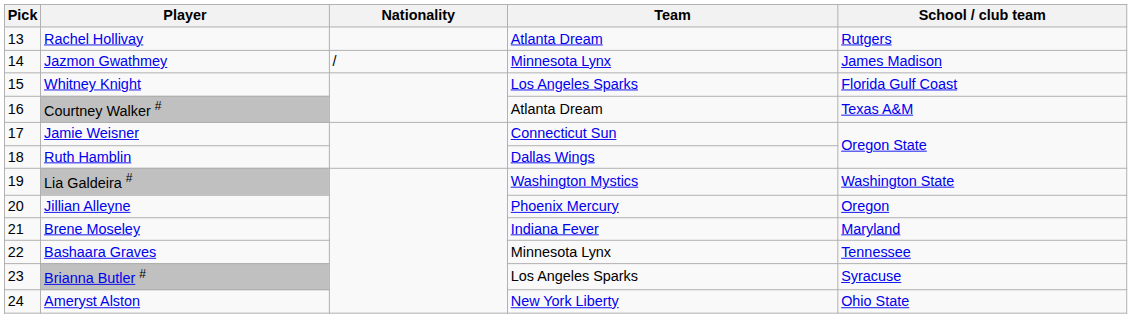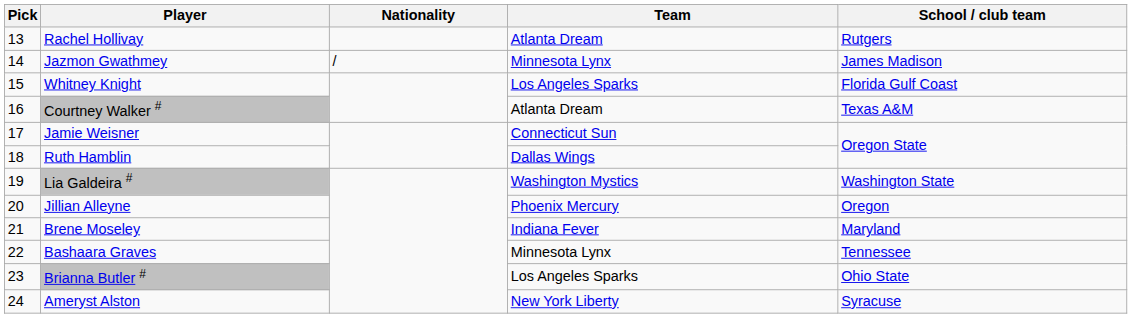(871, 276) Syracuse -> (875, 276) Ohio State
(875, 301) Ohio State -> (871, 301) Syracuse
